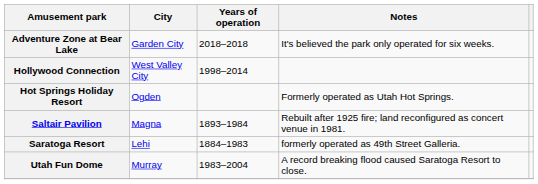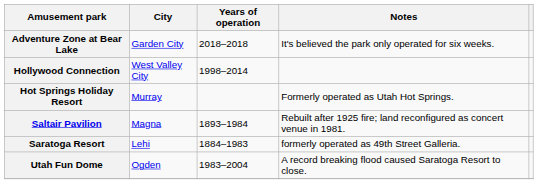(146, 97) Ogden -> (147, 97) Murray
(147, 165) Murray -> (146, 165) Ogden
